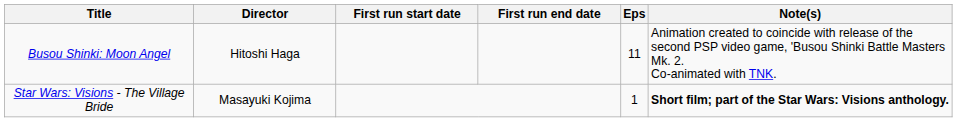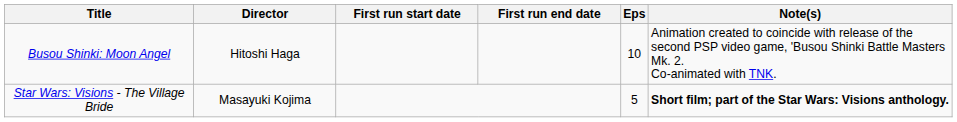(634, 53) 11 -> (634, 53) 10
(634, 100) 1 -> (634, 100) 5
